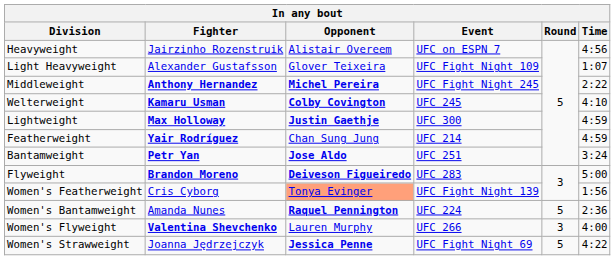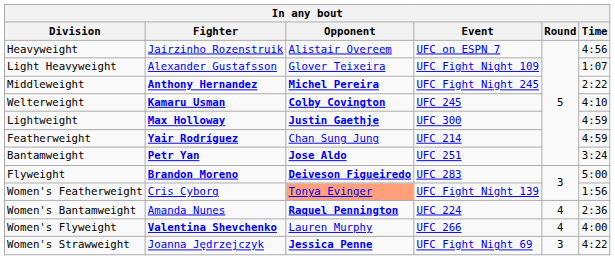(560, 210) 5 -> (560, 210) 4
(560, 228) 3 -> (560, 228) 4
(560, 246) 5 -> (560, 246) 3
